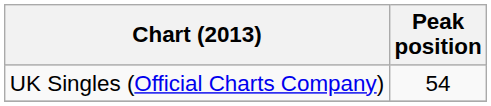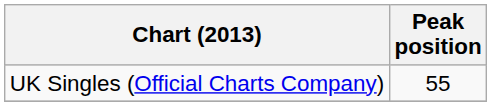(438, 82) 54 -> (438, 82) 55
